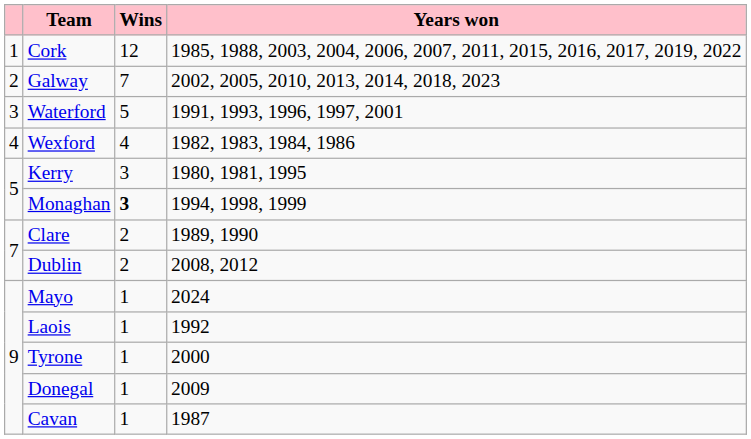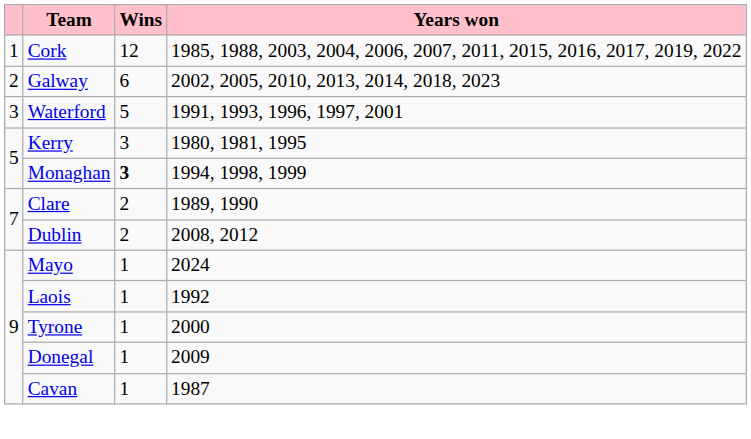(124, 81) 7 -> (124, 81) 6
- row: (61, 142)
